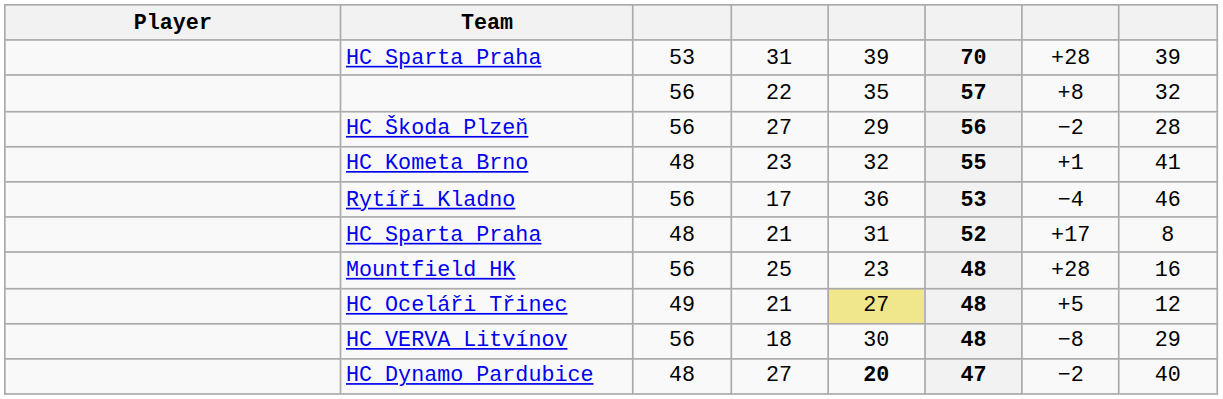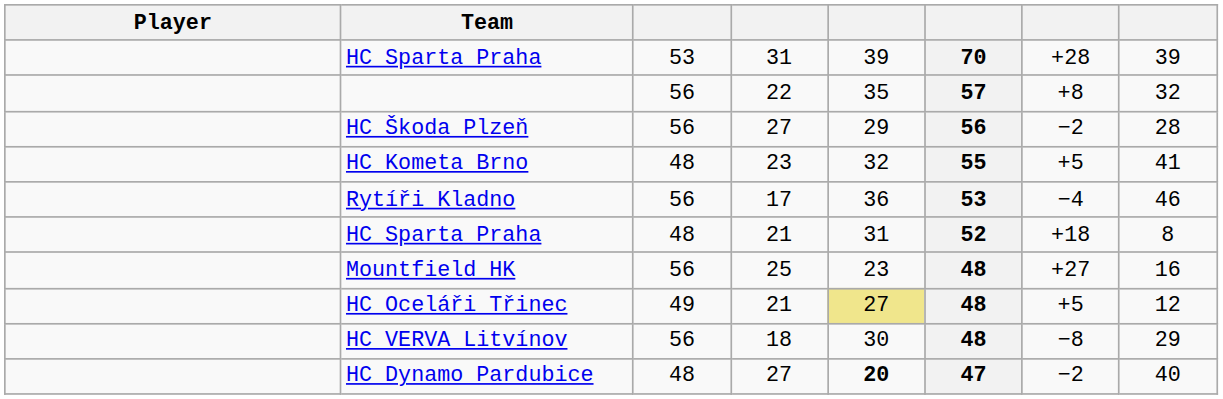(1071, 164) +1 -> (1071, 164) +5
(1071, 235) +17 -> (1071, 235) +18
(1071, 270) +28 -> (1071, 270) +27
